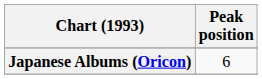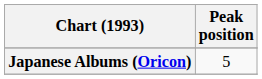(226, 61) 6 -> (226, 61) 5
